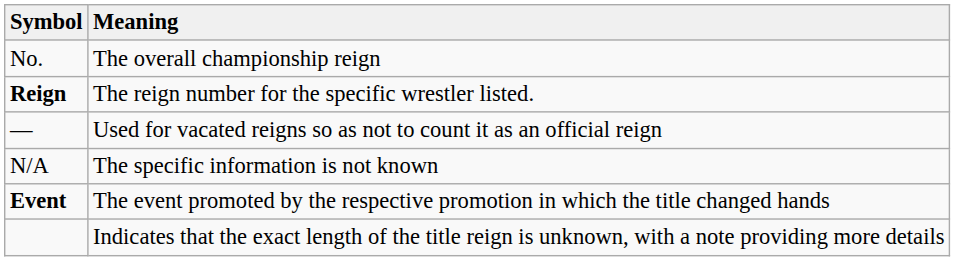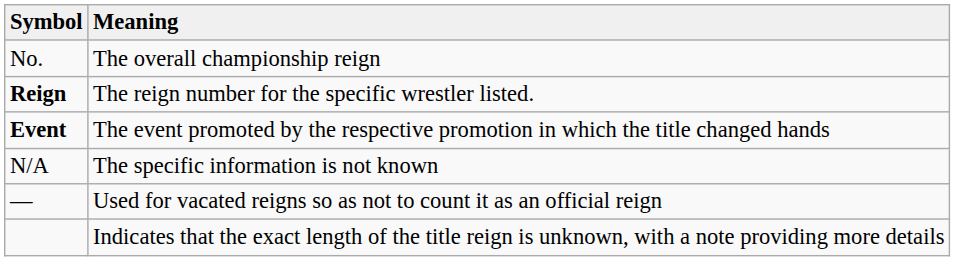rows swapped: (38, 201) <-> (21, 129)
